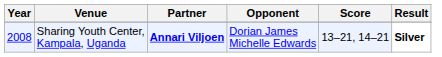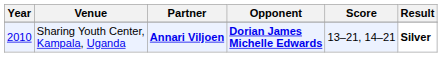(19, 37) 2008 -> (19, 37) 2010
(273, 37) normal -> (276, 37) bold
